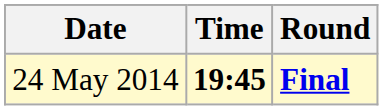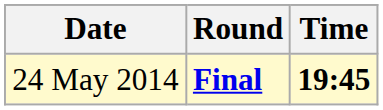columns swapped: (229, 29) <-> (325, 29)
